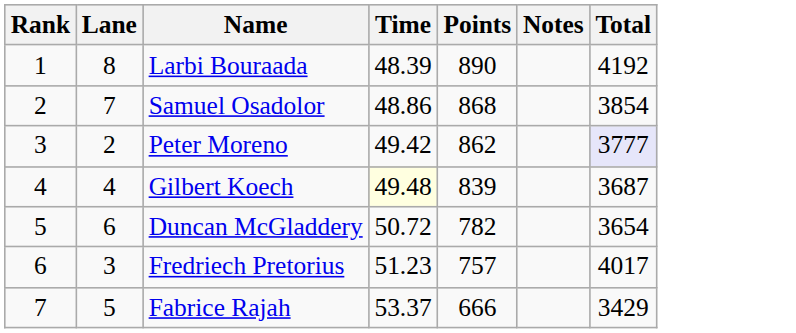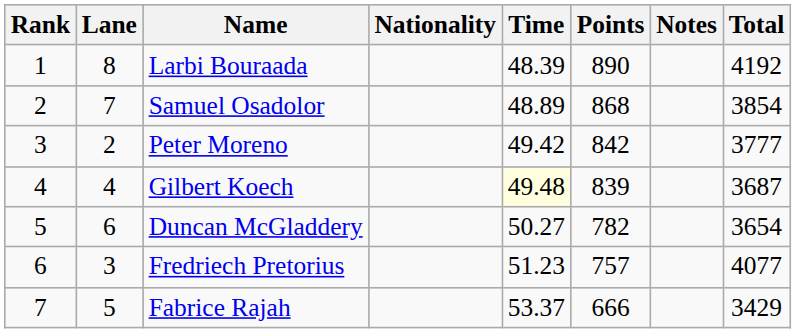+ column: (435, 24)
(403, 105) 48.86 -> (536, 105) 48.89
(477, 145) 862 -> (611, 145) 842
(623, 145) lavender background -> (757, 145) no background
(403, 226) 50.72 -> (536, 226) 50.27
(623, 266) 4017 -> (757, 266) 4077
